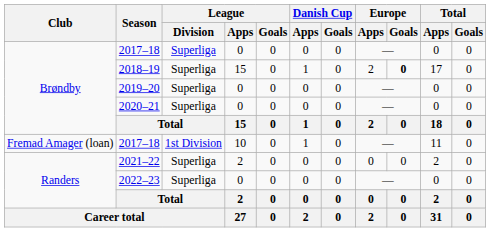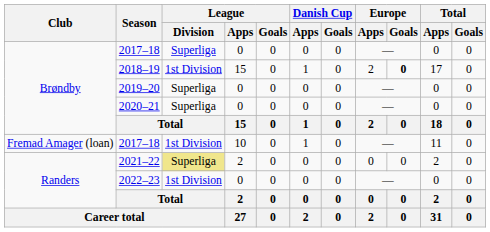(193, 69) Superliga -> (193, 69) 1st Division
(193, 161) no background -> (193, 161) khaki background
(193, 180) Superliga -> (193, 180) 1st Division
